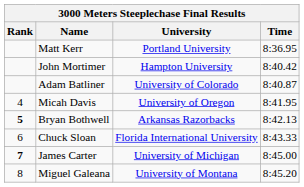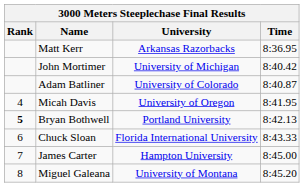(186, 48) Portland University -> (186, 48) Arkansas Razorbacks
(186, 66) Hampton University -> (186, 66) University of Michigan
(186, 119) Arkansas Razorbacks -> (186, 119) Portland University
(20, 155) bold -> (20, 155) normal
(186, 155) University of Michigan -> (186, 155) Hampton University
